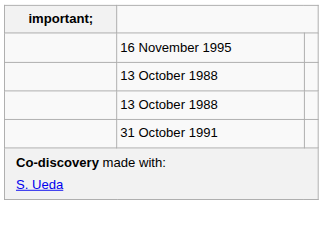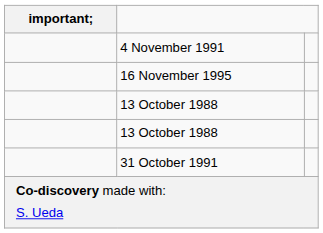+ row: (61, 48)
